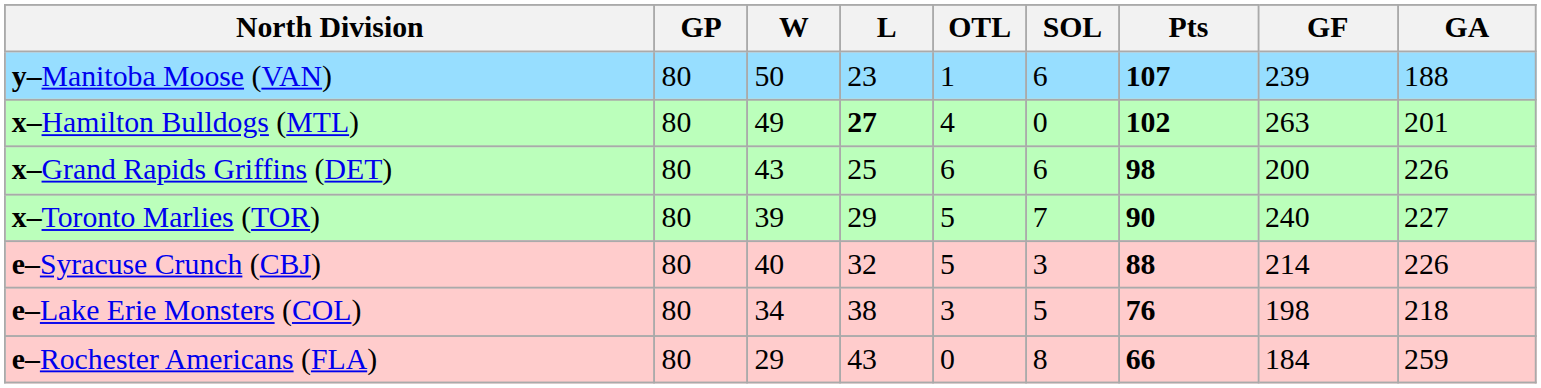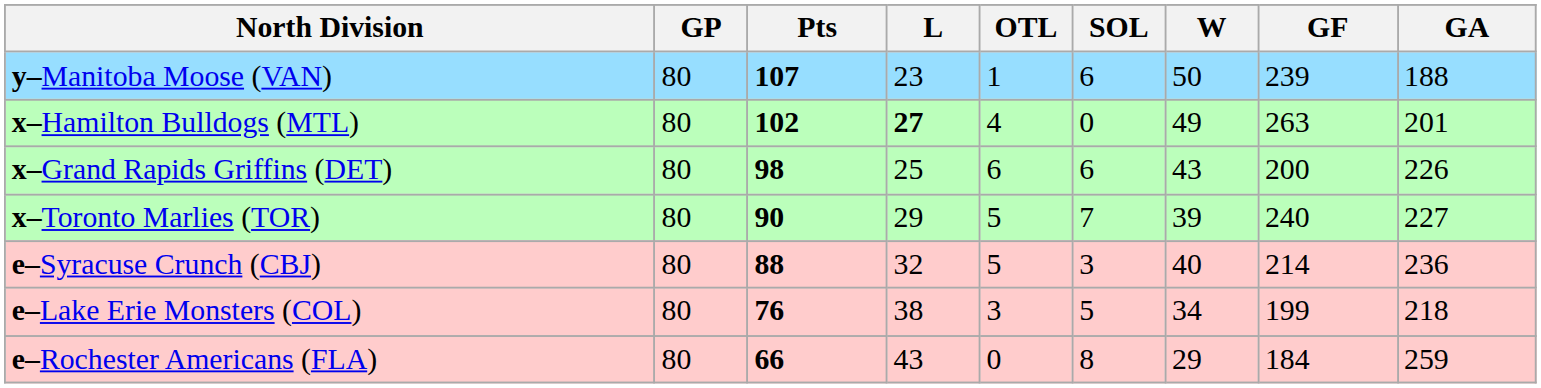columns swapped: (794, 28) <-> (1188, 28)
(1426, 264) 226 -> (1426, 264) 236
(1287, 311) 198 -> (1287, 311) 199
